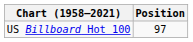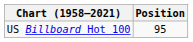(160, 30) 97 -> (160, 30) 95
